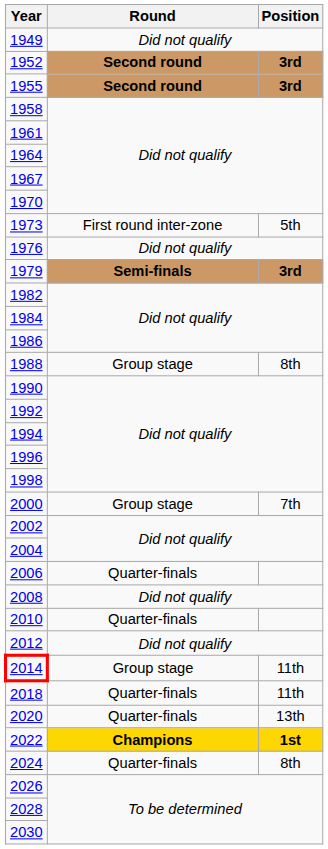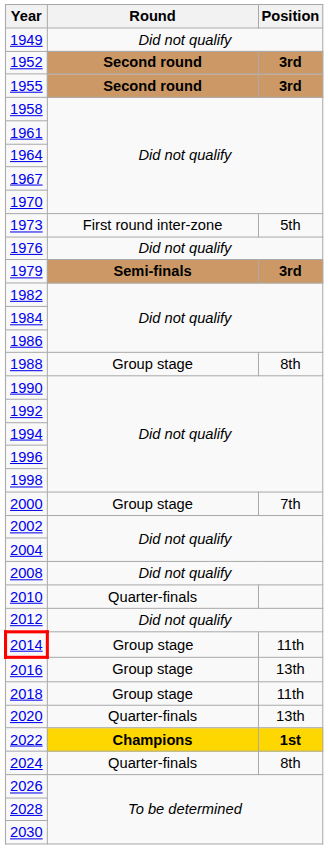- row: (26, 573)
+ row: (26, 670)
(153, 693) Quarter-finals -> (153, 694) Group stage
